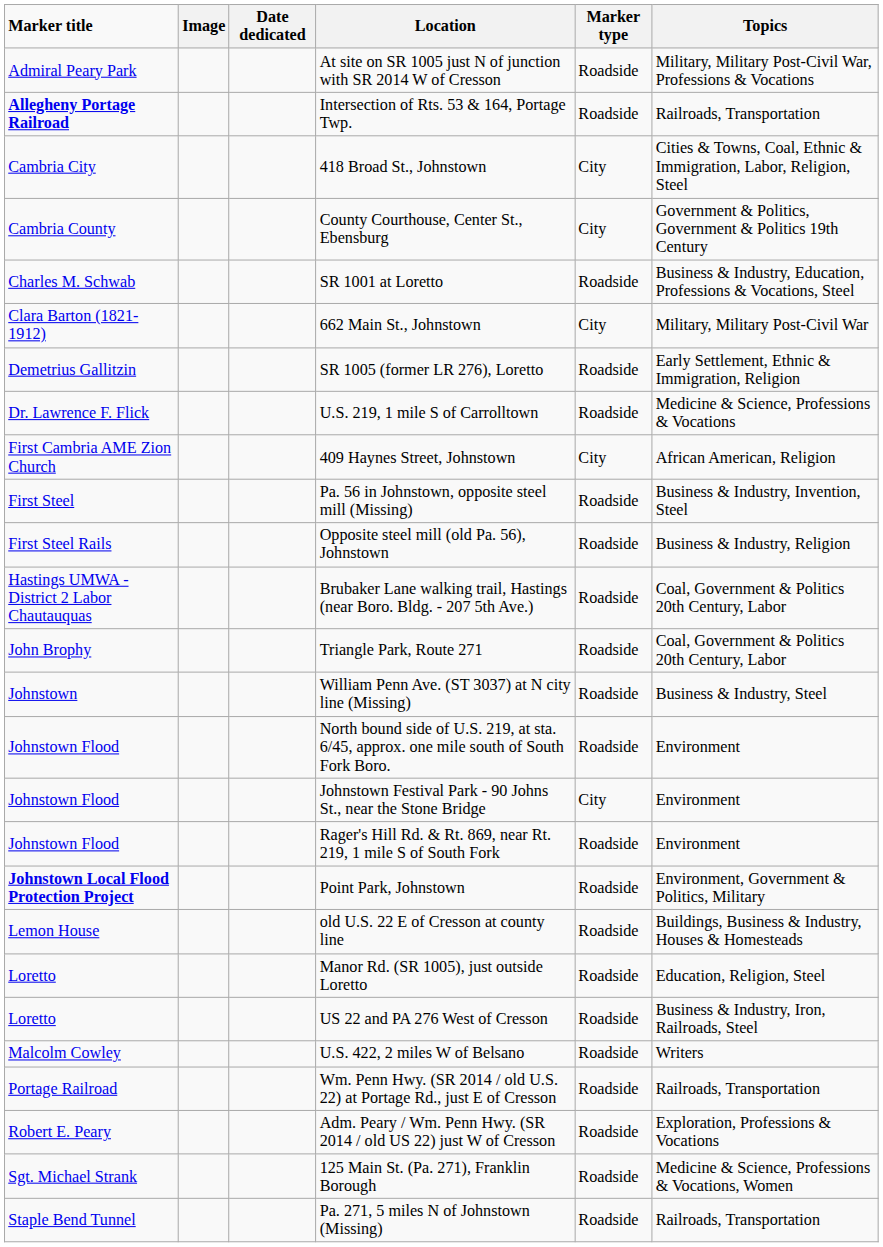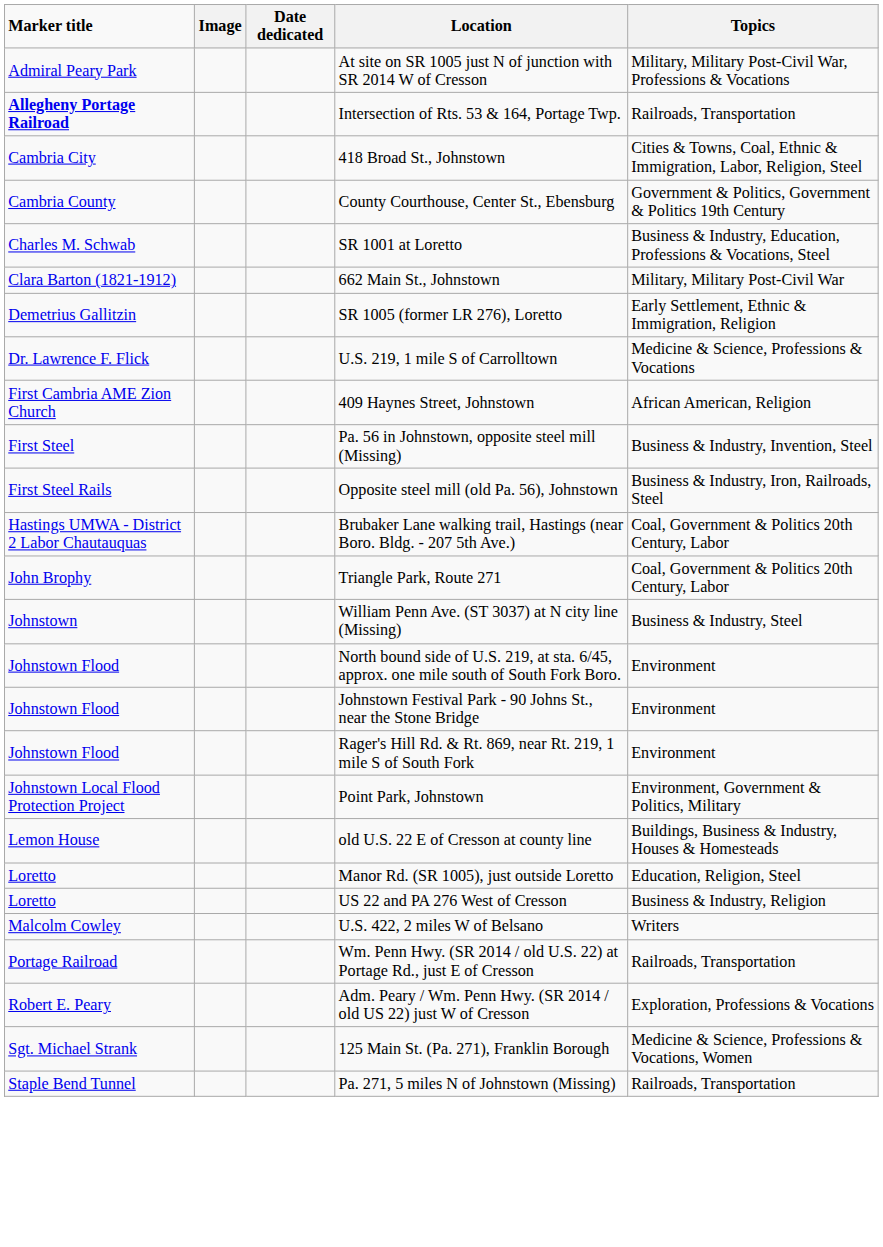- column: (613, 26)
(753, 544) Business & Industry, Religion -> (751, 490) Business & Industry, Iron, Railroads, Steel
(89, 887) bold -> (84, 796) normal
(741, 1019) Business & Industry, Iron, Railroads, Steel -> (729, 900) Business & Industry, Religion
